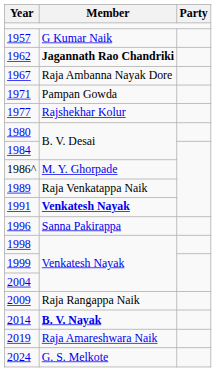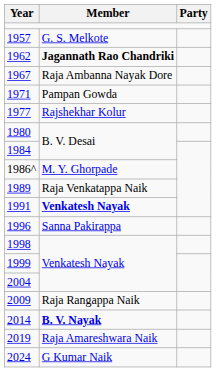(77, 38) G Kumar Naik -> (75, 38) G. S. Melkote
(75, 357) G. S. Melkote -> (77, 357) G Kumar Naik
